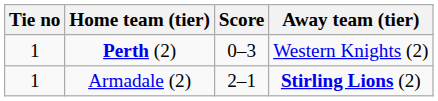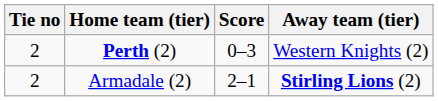(35, 50) 1 -> (35, 50) 2
(35, 80) 1 -> (35, 80) 2
